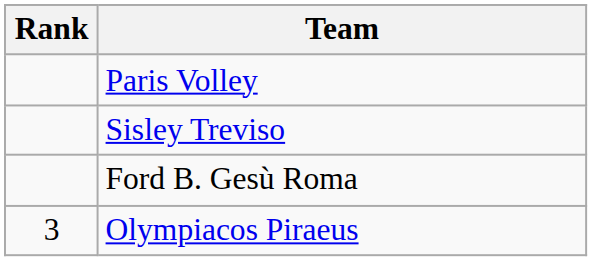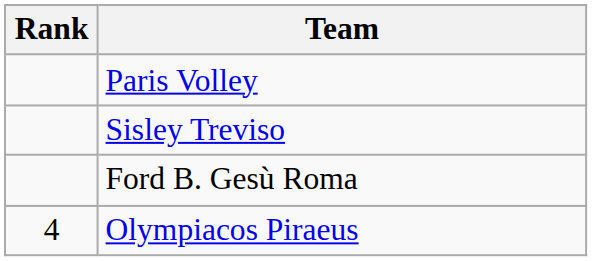(52, 229) 3 -> (52, 229) 4
